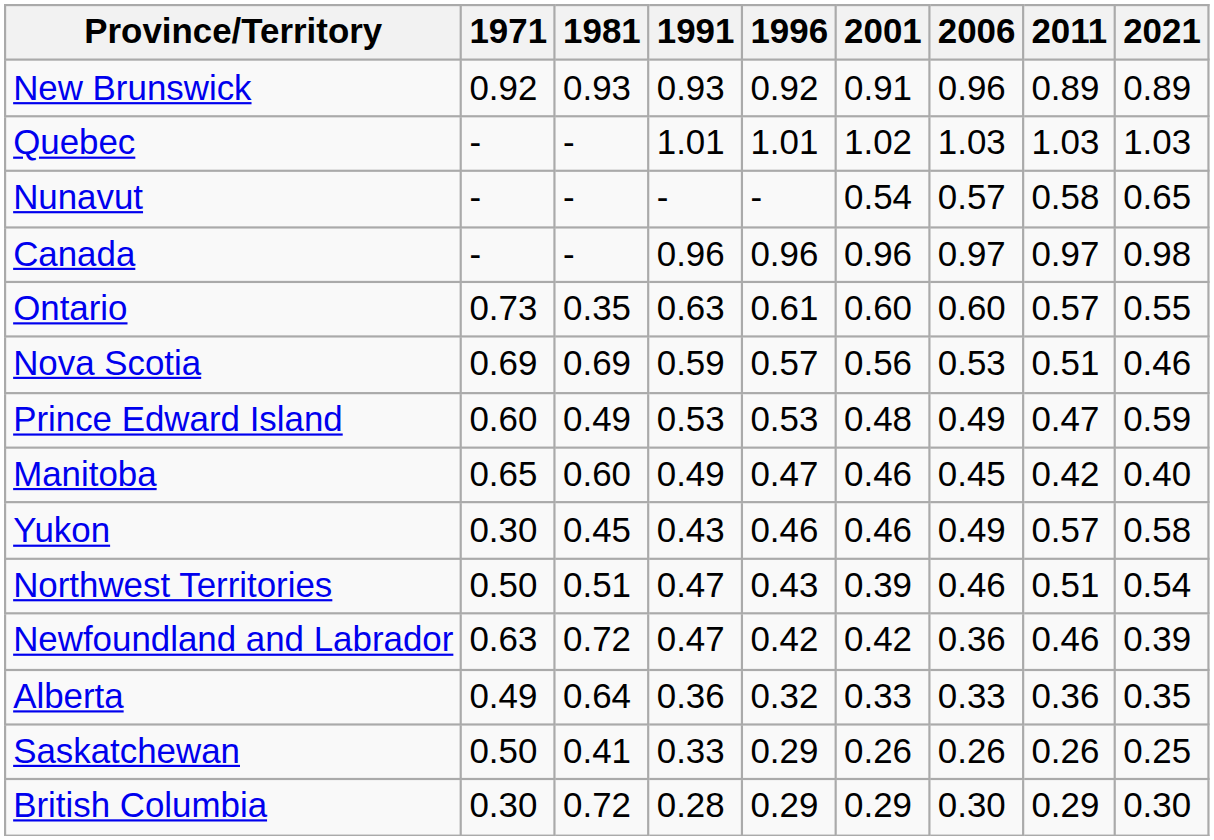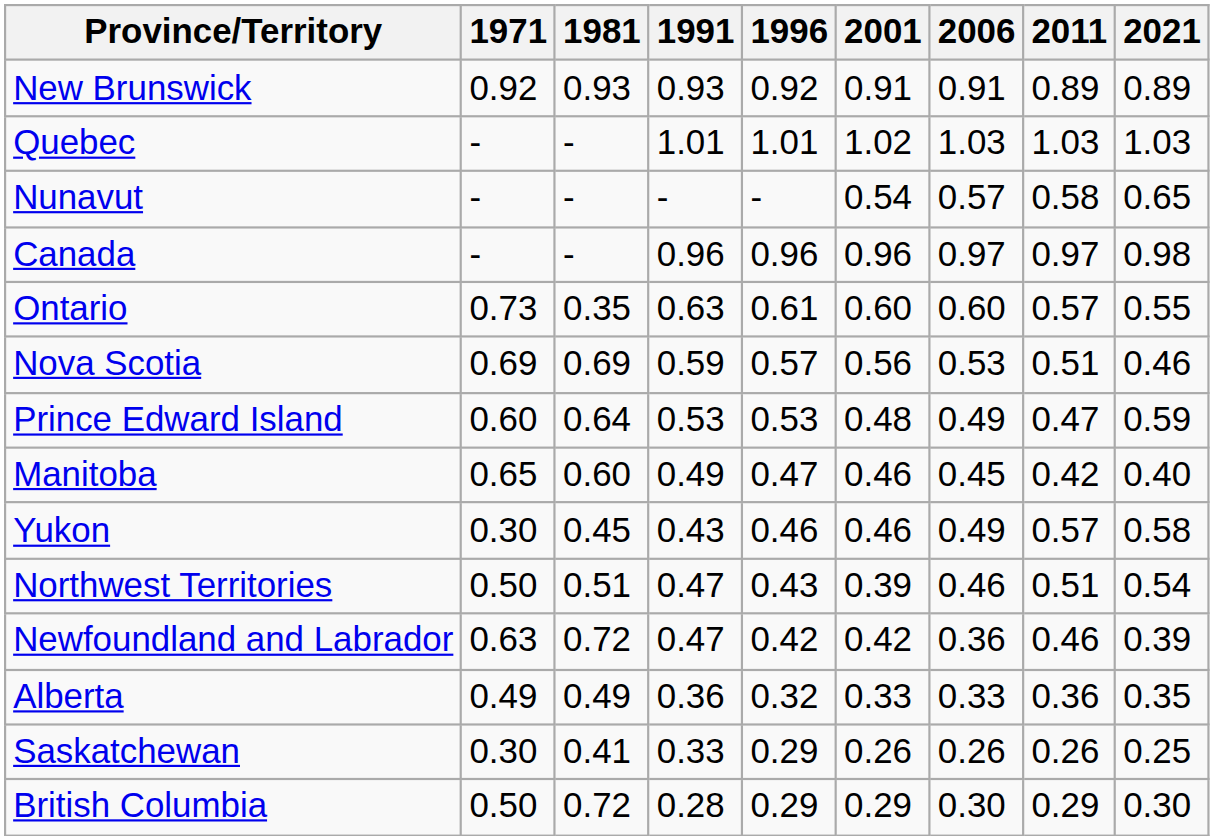(972, 87) 0.96 -> (972, 87) 0.91
(597, 419) 0.49 -> (597, 419) 0.64
(597, 695) 0.64 -> (597, 695) 0.49
(503, 751) 0.50 -> (503, 751) 0.30
(503, 806) 0.30 -> (503, 806) 0.50
